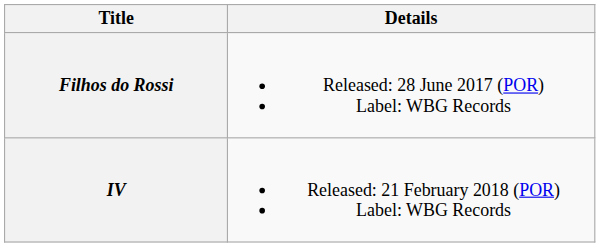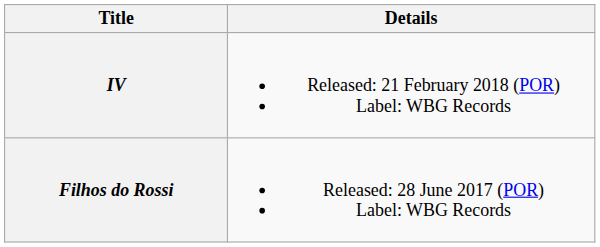rows swapped: (116, 85) <-> (116, 189)
